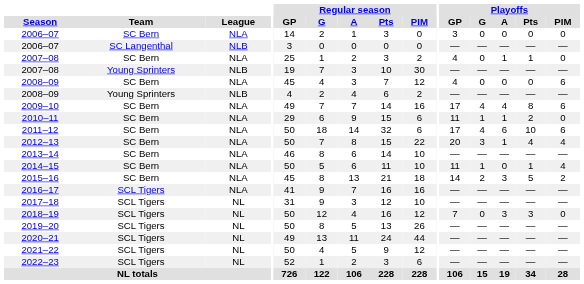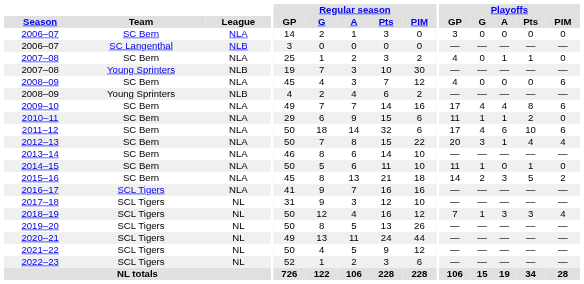(563, 166) 4 -> (563, 166) 0
(482, 214) 0 -> (482, 214) 1
(563, 214) 0 -> (563, 214) 4
